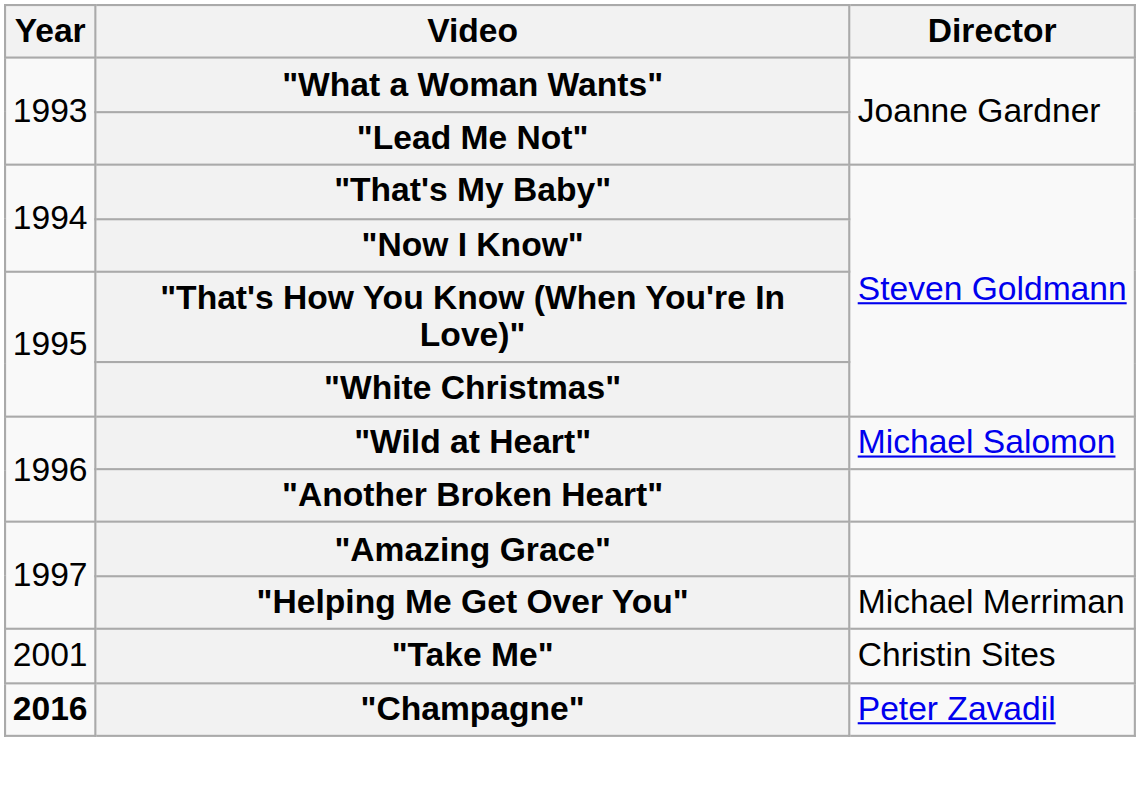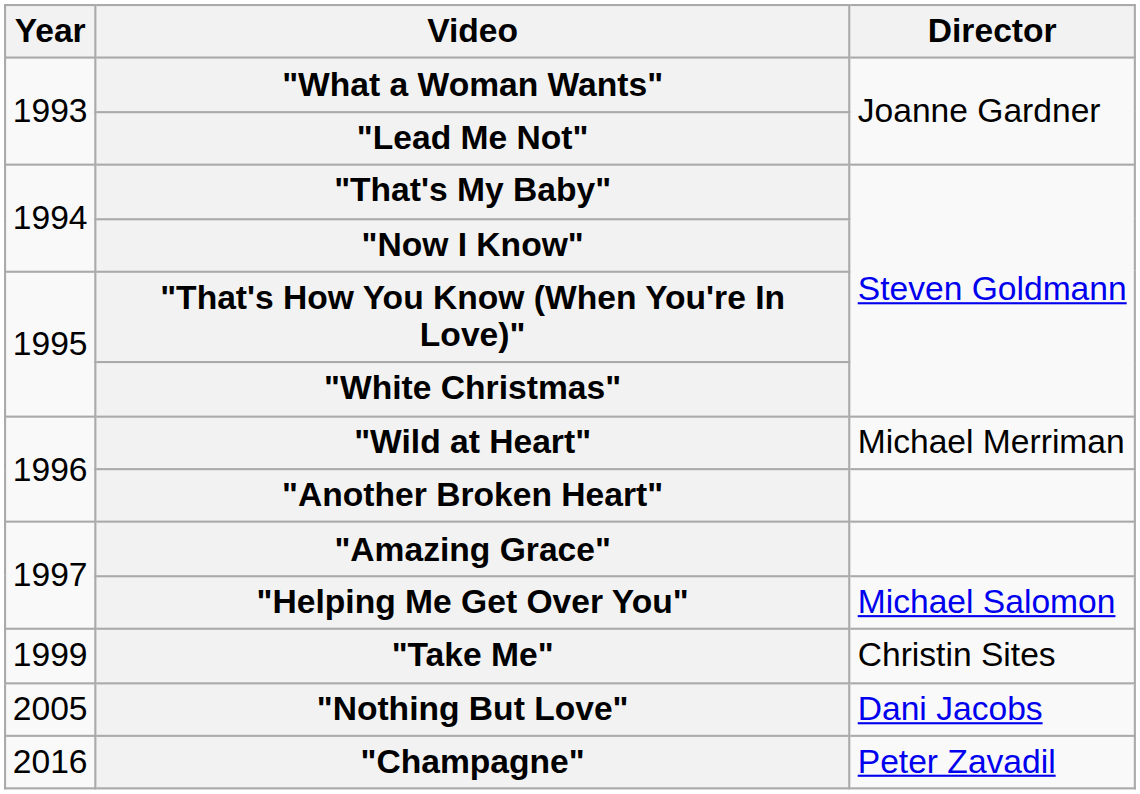(987, 441) Michael Salomon -> (991, 441) Michael Merriman
(991, 601) Michael Merriman -> (987, 601) Michael Salomon
(50, 655) 2001 -> (50, 655) 1999
+ row: (473, 708)
(50, 708) bold -> (50, 761) normal
